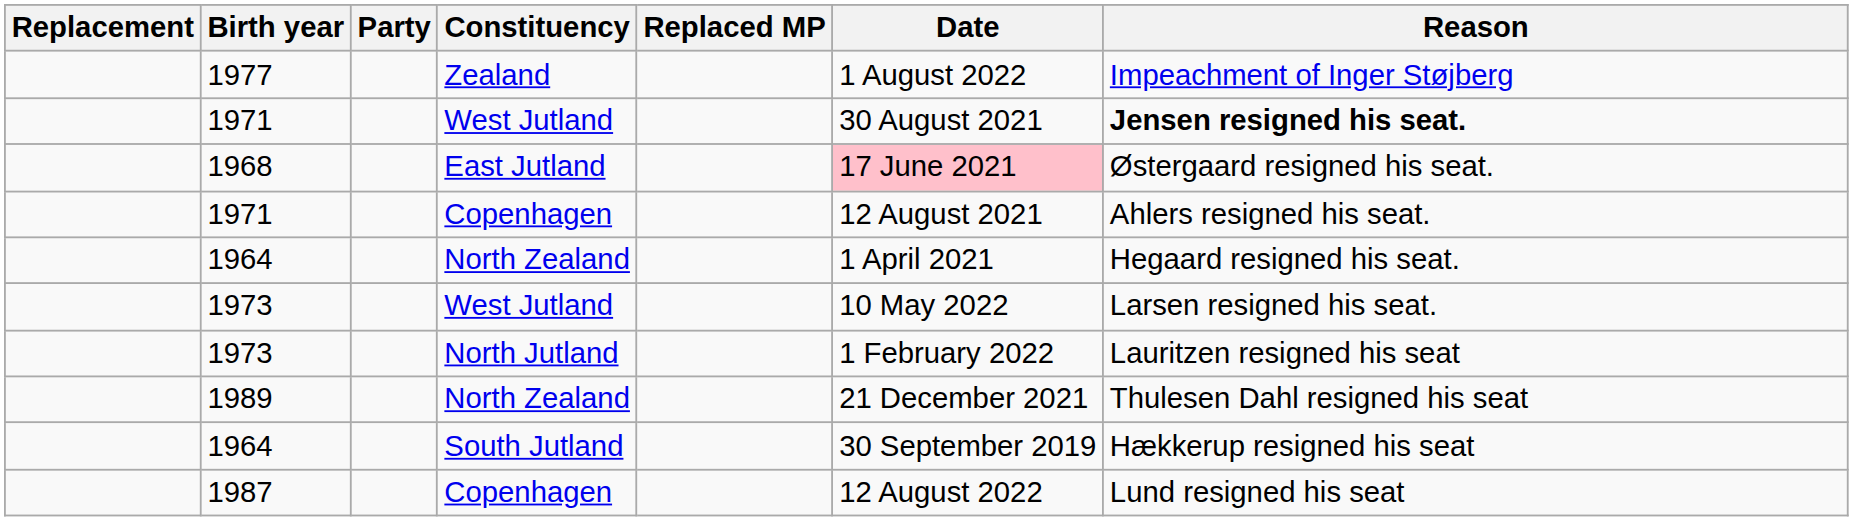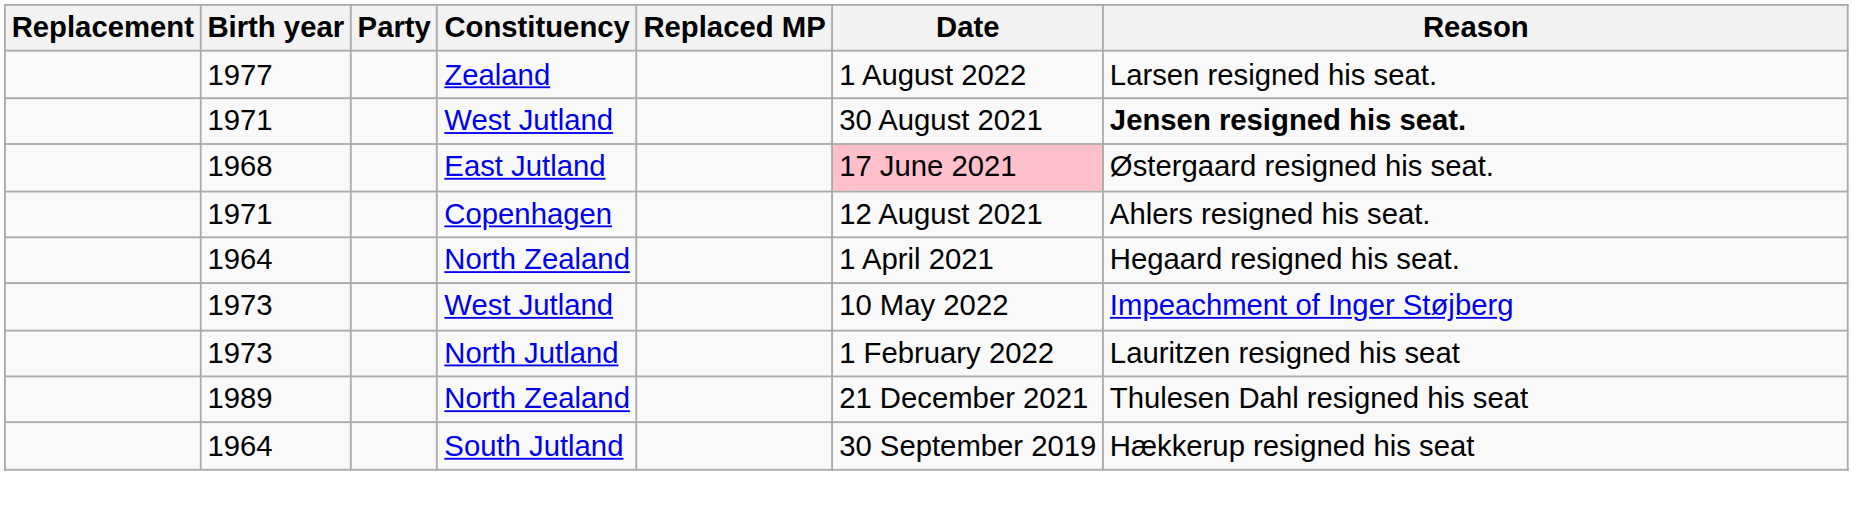(1312, 74) Impeachment of Inger Støjberg -> (1273, 74) Larsen resigned his seat.
(1273, 306) Larsen resigned his seat. -> (1312, 306) Impeachment of Inger Støjberg
- row: (240, 492)
